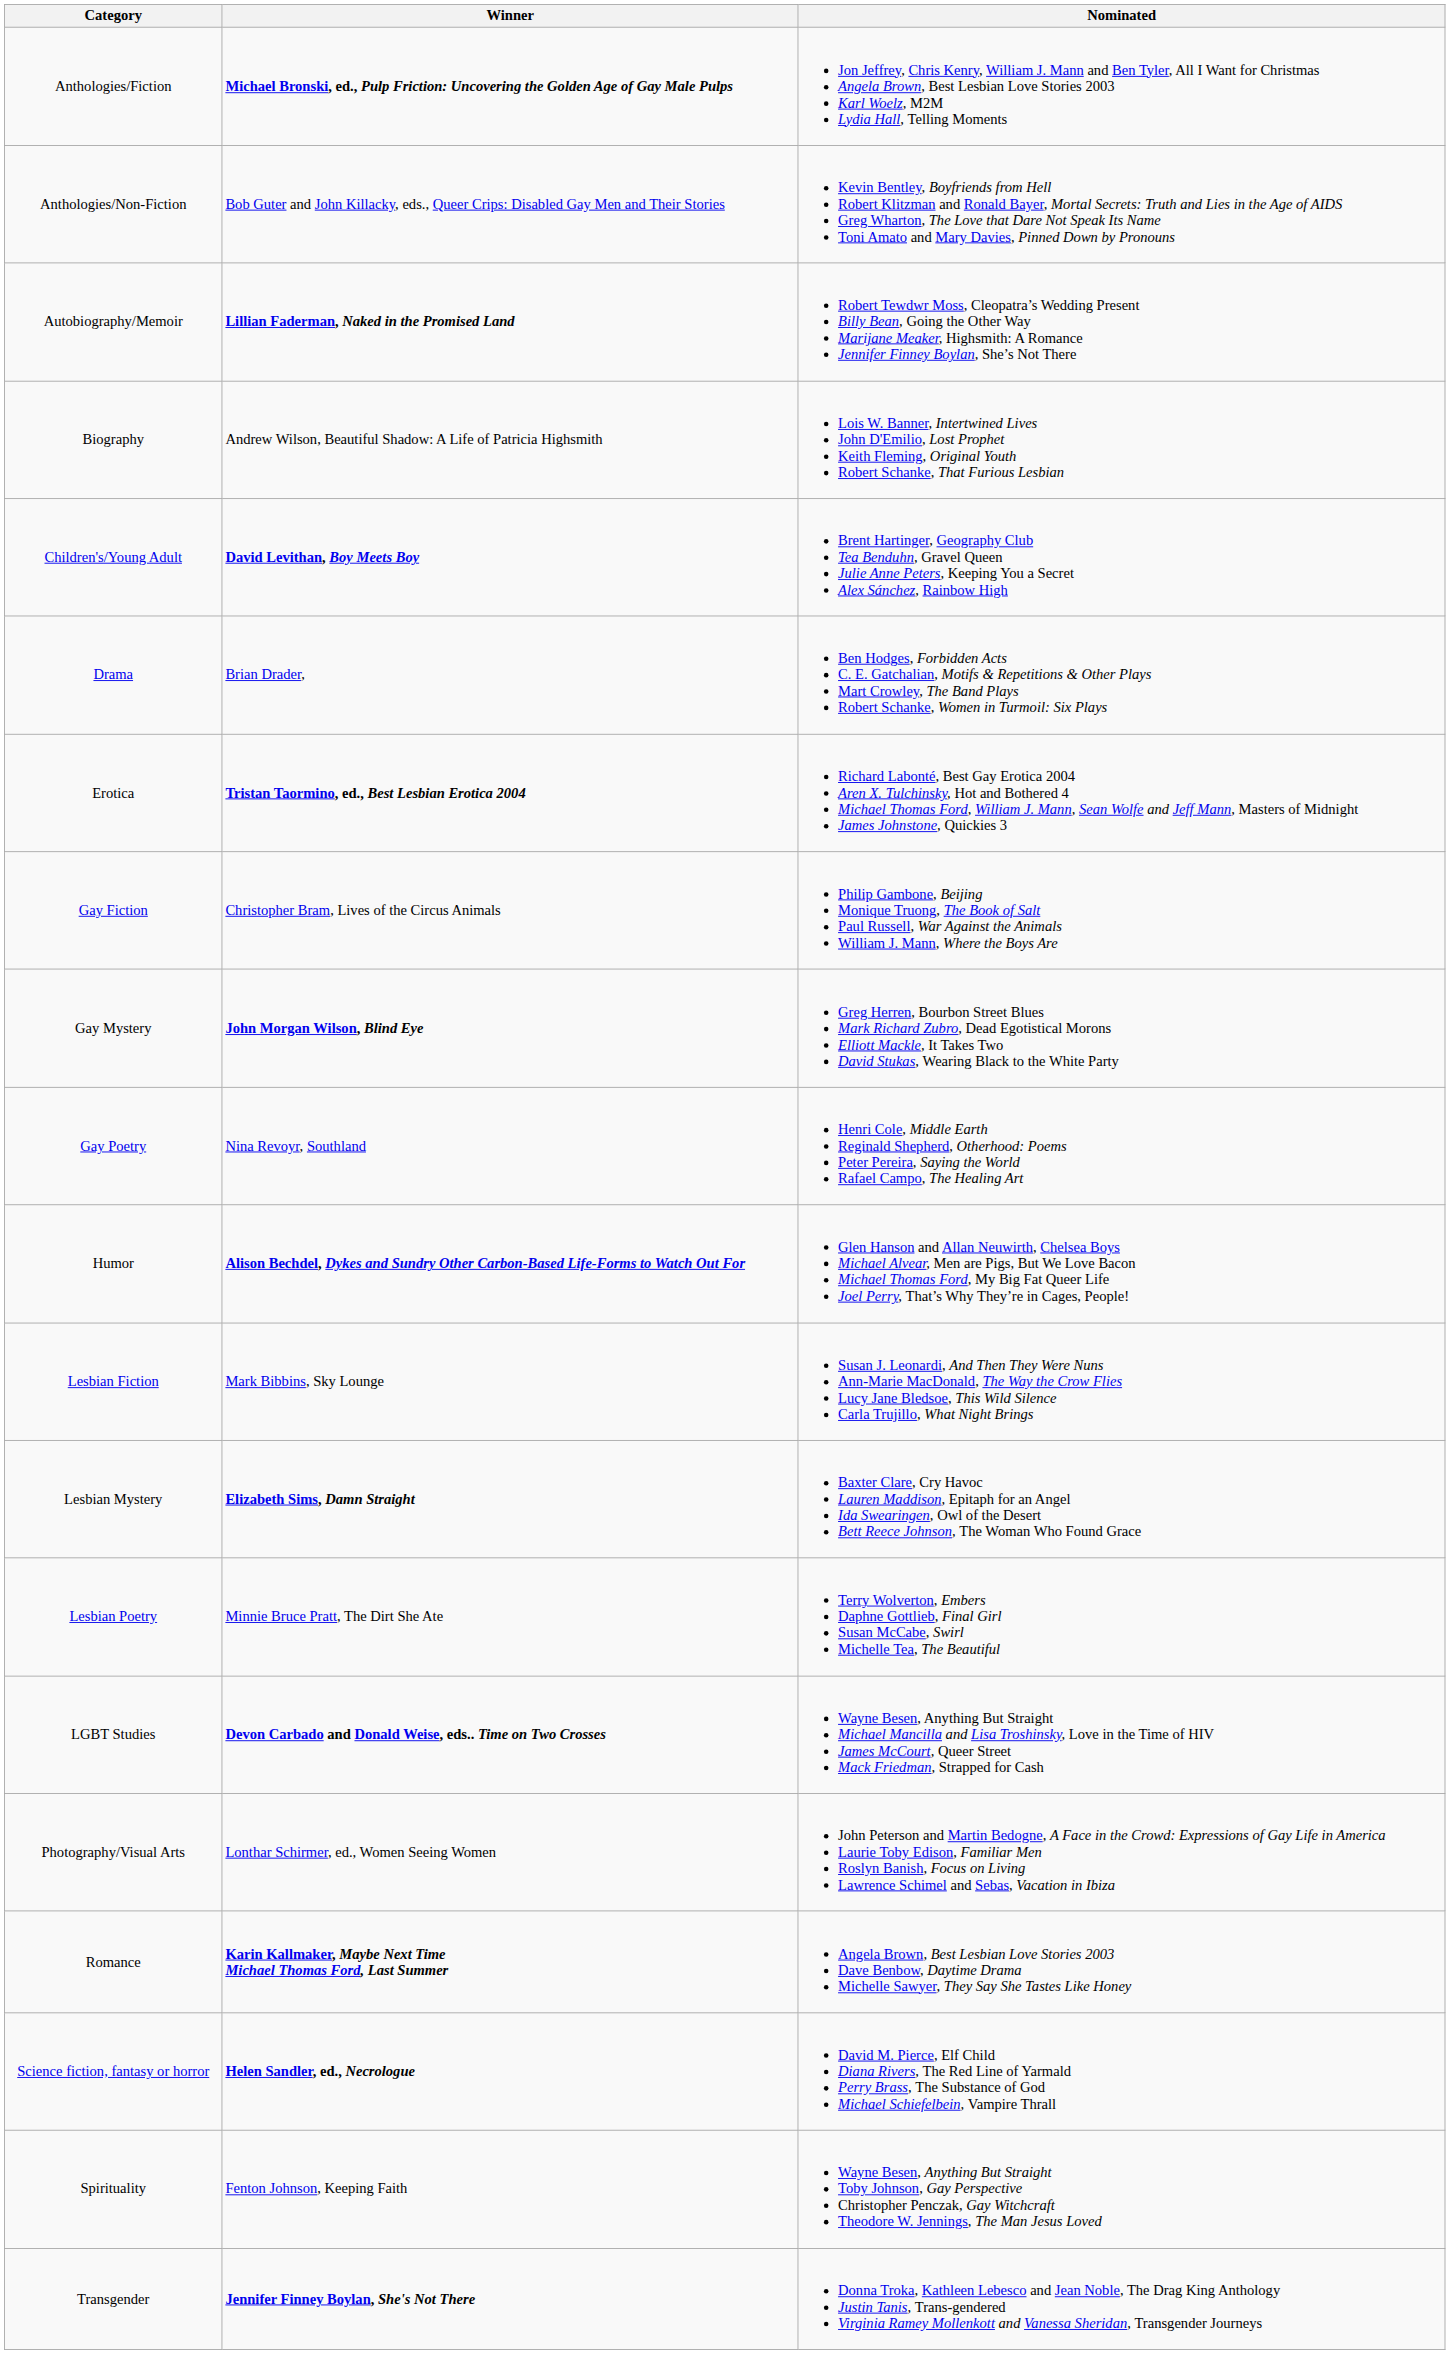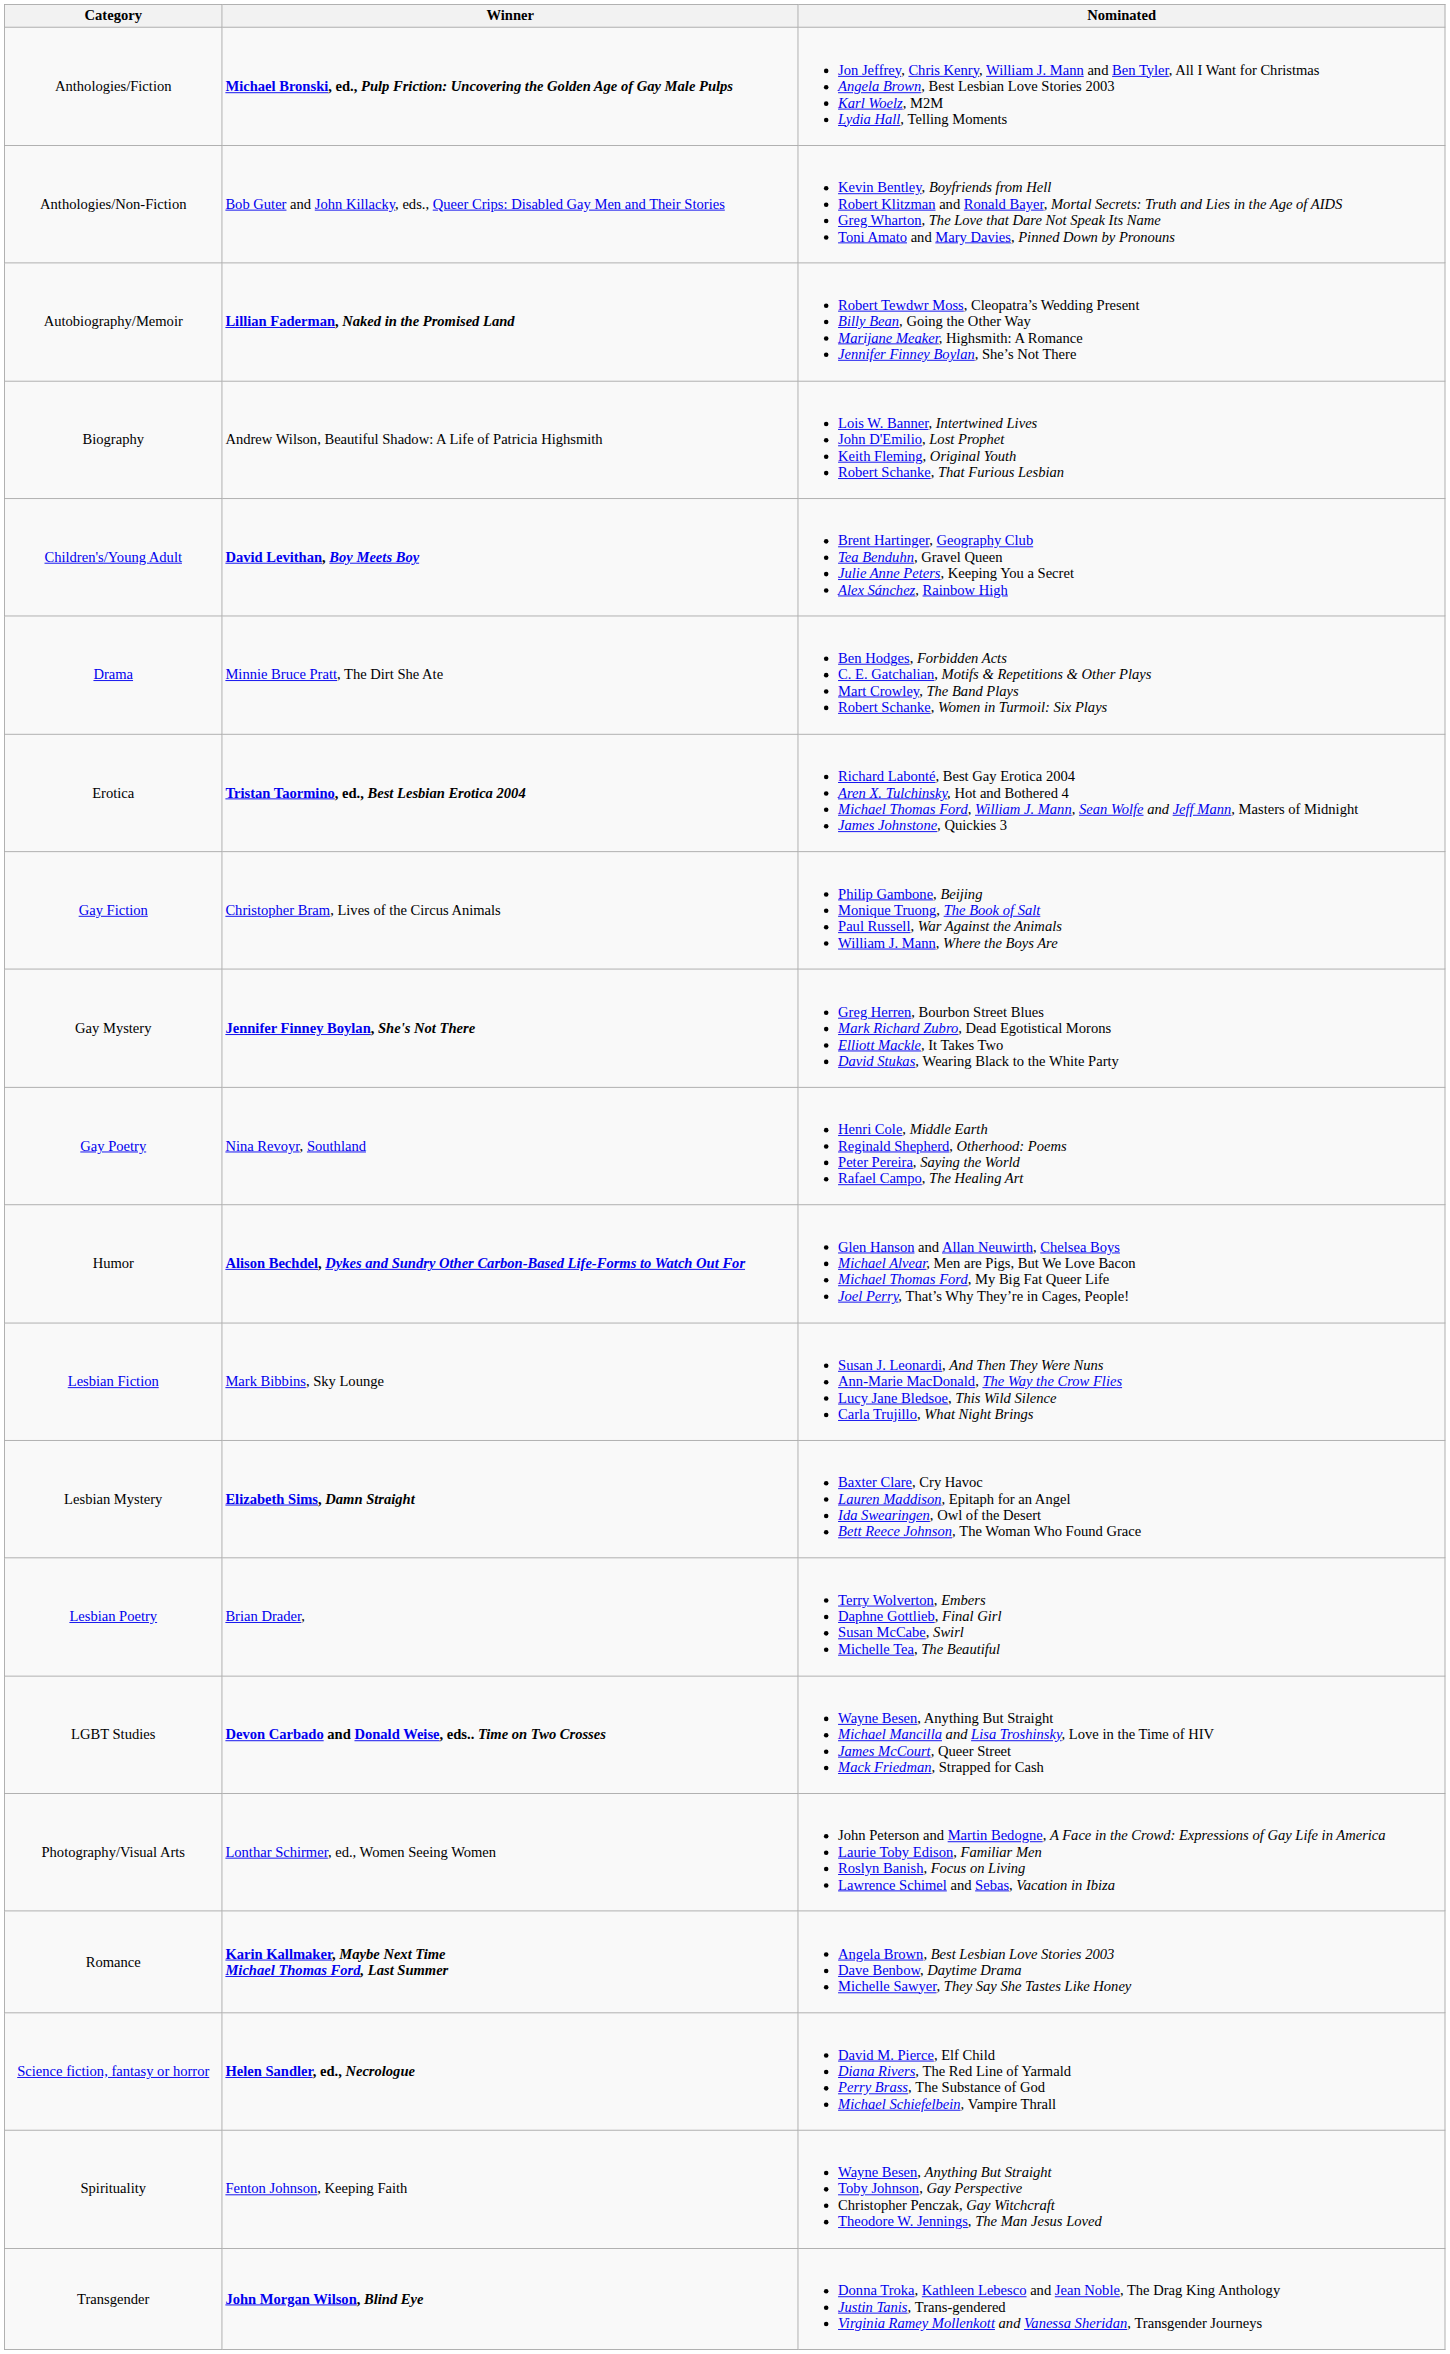(265, 675) Brian Drader, -> (334, 675) Minnie Bruce Pratt, The Dirt She Ate
(324, 1028) John Morgan Wilson, Blind Eye -> (350, 1028) Jennifer Finney Boylan, She's Not There
(334, 1616) Minnie Bruce Pratt, The Dirt She Ate -> (265, 1616) Brian Drader,
(350, 2298) Jennifer Finney Boylan, She's Not There -> (324, 2298) John Morgan Wilson, Blind Eye
